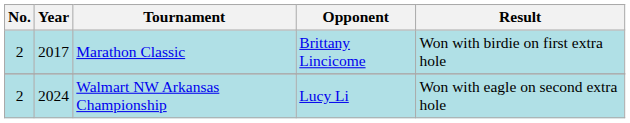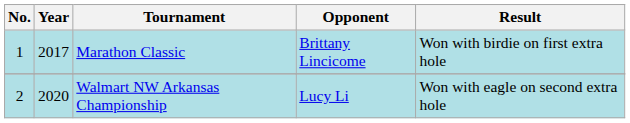(20, 52) 2 -> (20, 52) 1
(54, 96) 2024 -> (54, 96) 2020
